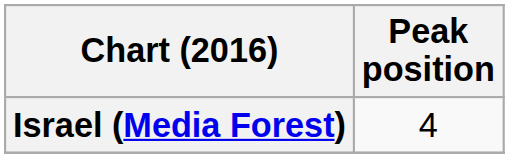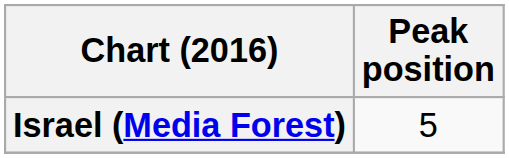(428, 124) 4 -> (428, 124) 5
